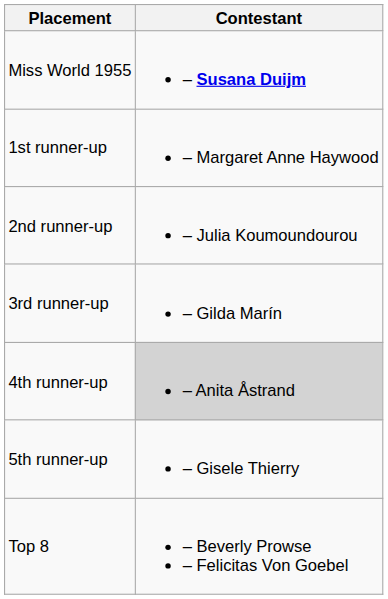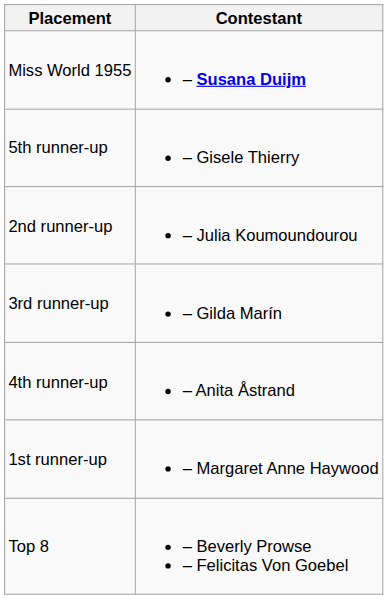rows swapped: (58, 148) <-> (58, 459)
(259, 391) lightgrey background -> (259, 391) no background
